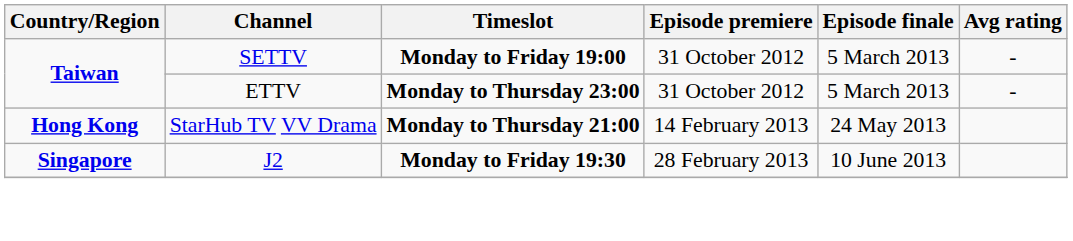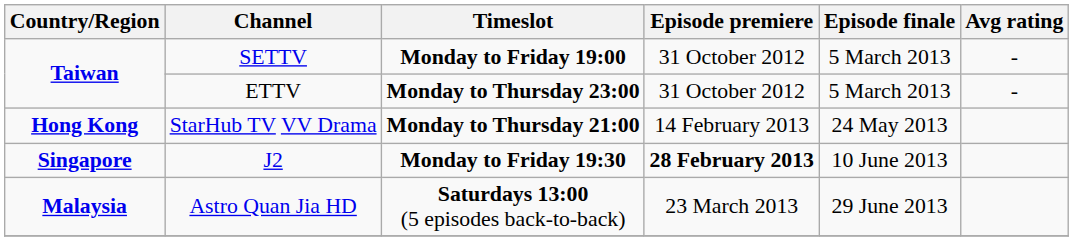(731, 159) normal -> (732, 159) bold
+ row: (273, 206)
